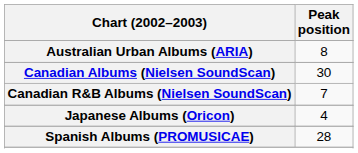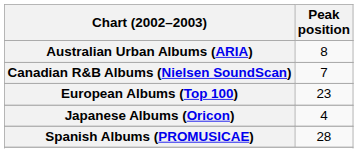- row: (150, 72)
+ row: (150, 94)
